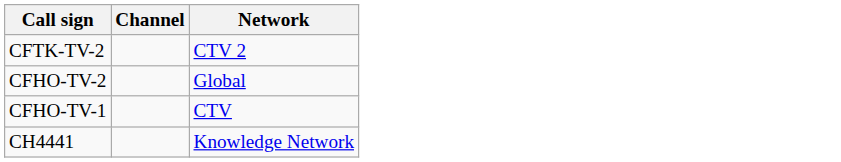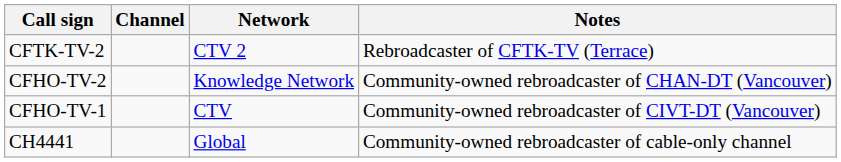+ column: (597, 19)
(220, 80) Global -> (274, 80) Knowledge Network
(274, 141) Knowledge Network -> (220, 141) Global
